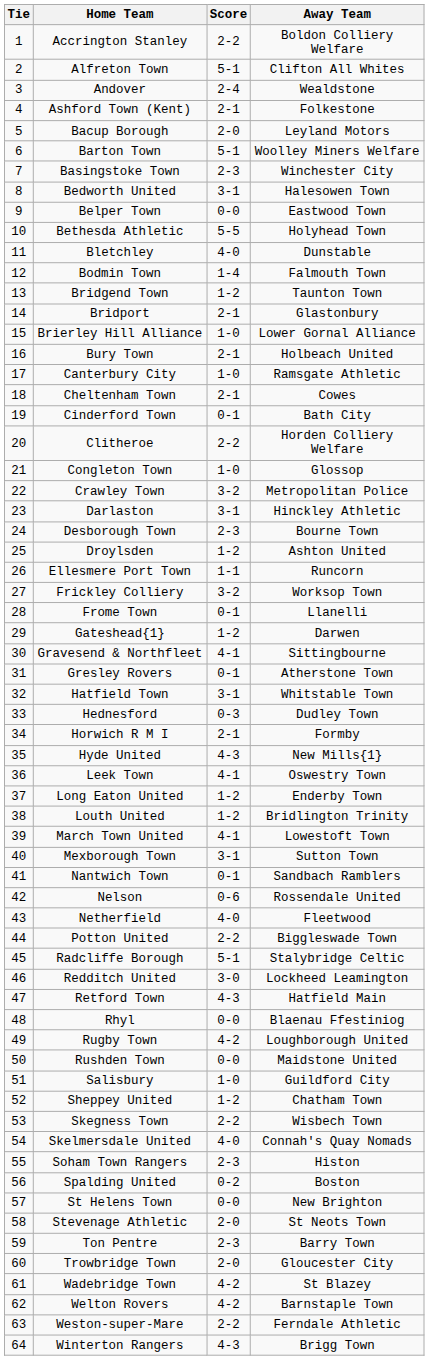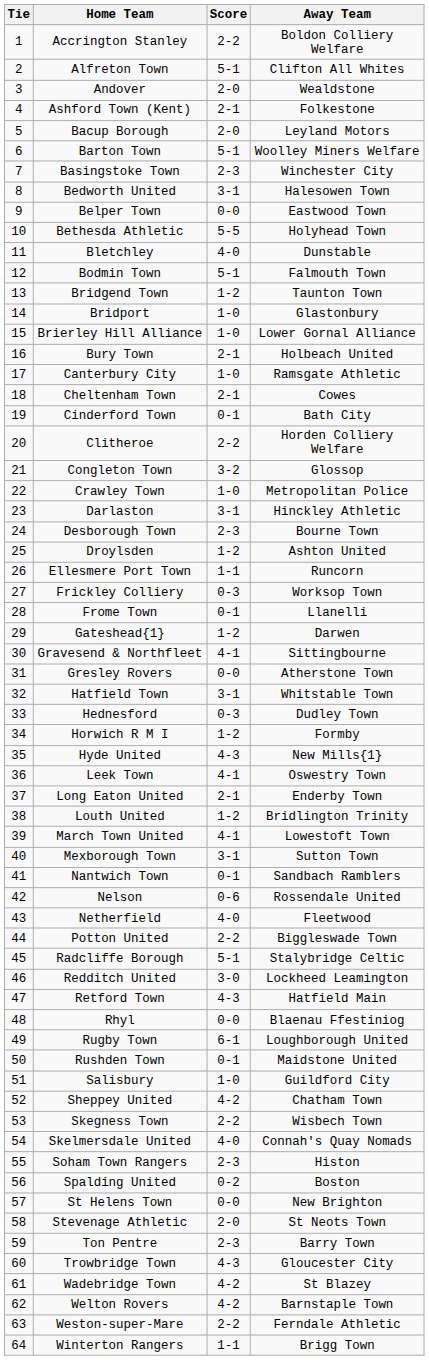(229, 90) 2-4 -> (229, 90) 2-0
(229, 273) 1-4 -> (229, 273) 5-1
(229, 314) 2-1 -> (229, 314) 1-0
(229, 471) 1-0 -> (229, 471) 3-2
(229, 491) 3-2 -> (229, 491) 1-0
(229, 593) 3-2 -> (229, 593) 0-3
(229, 674) 0-1 -> (229, 674) 0-0
(229, 735) 2-1 -> (229, 735) 1-2
(229, 796) 1-2 -> (229, 796) 2-1
(229, 1040) 4-2 -> (229, 1040) 6-1
(229, 1060) 0-0 -> (229, 1060) 0-1
(229, 1101) 1-2 -> (229, 1101) 4-2
(229, 1264) 2-0 -> (229, 1264) 4-3
(229, 1345) 4-3 -> (229, 1345) 1-1
